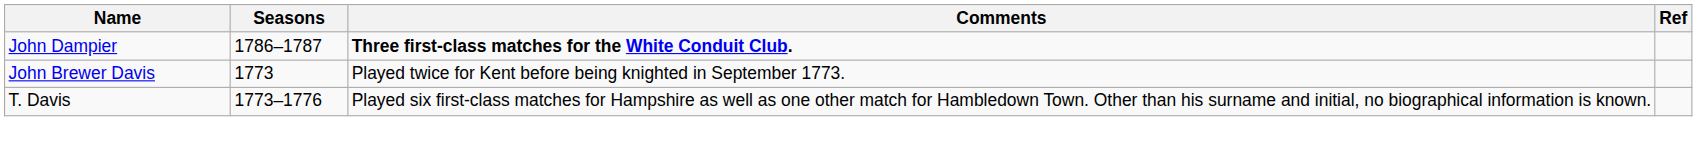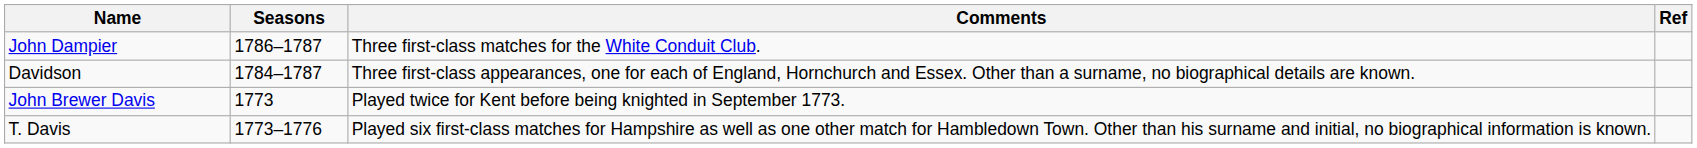(572, 45) bold -> (556, 45) normal
+ row: (45, 73)
